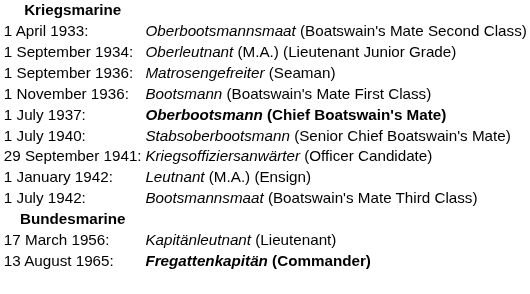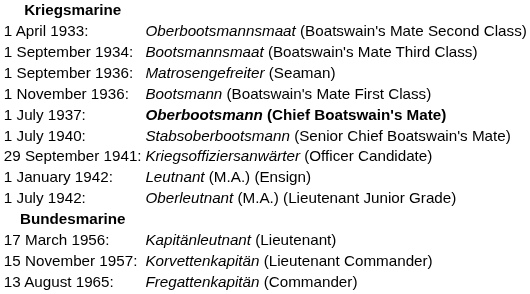(301, 52) Oberleutnant (M.A.) (Lieutenant Junior Grade) -> (311, 52) Bootsmannsmaat (Boatswain's Mate Third Class)
(311, 198) Bootsmannsmaat (Boatswain's Mate Third Class) -> (301, 198) Oberleutnant (M.A.) (Lieutenant Junior Grade)
+ row: (71, 261)
(258, 261) bold -> (251, 282) normal
